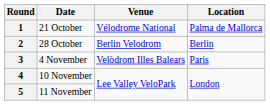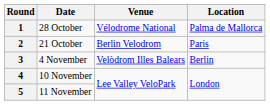(61, 27) 21 October -> (61, 27) 28 October
(61, 43) 28 October -> (61, 43) 21 October
(202, 43) Berlin -> (199, 43) Paris
(199, 59) Paris -> (202, 59) Berlin
